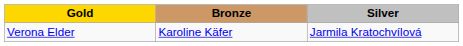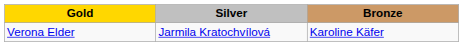columns swapped: (383, 13) <-> (231, 13)
